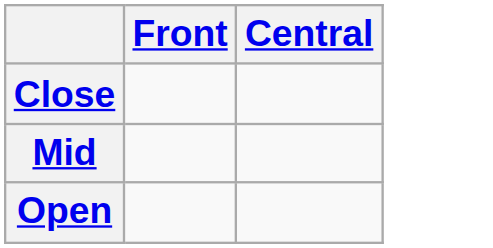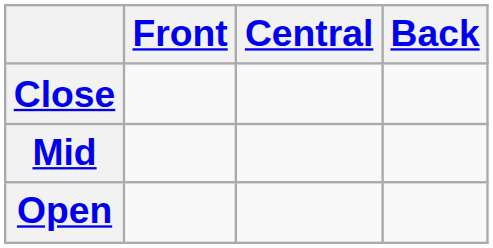+ column: (435, 34)
